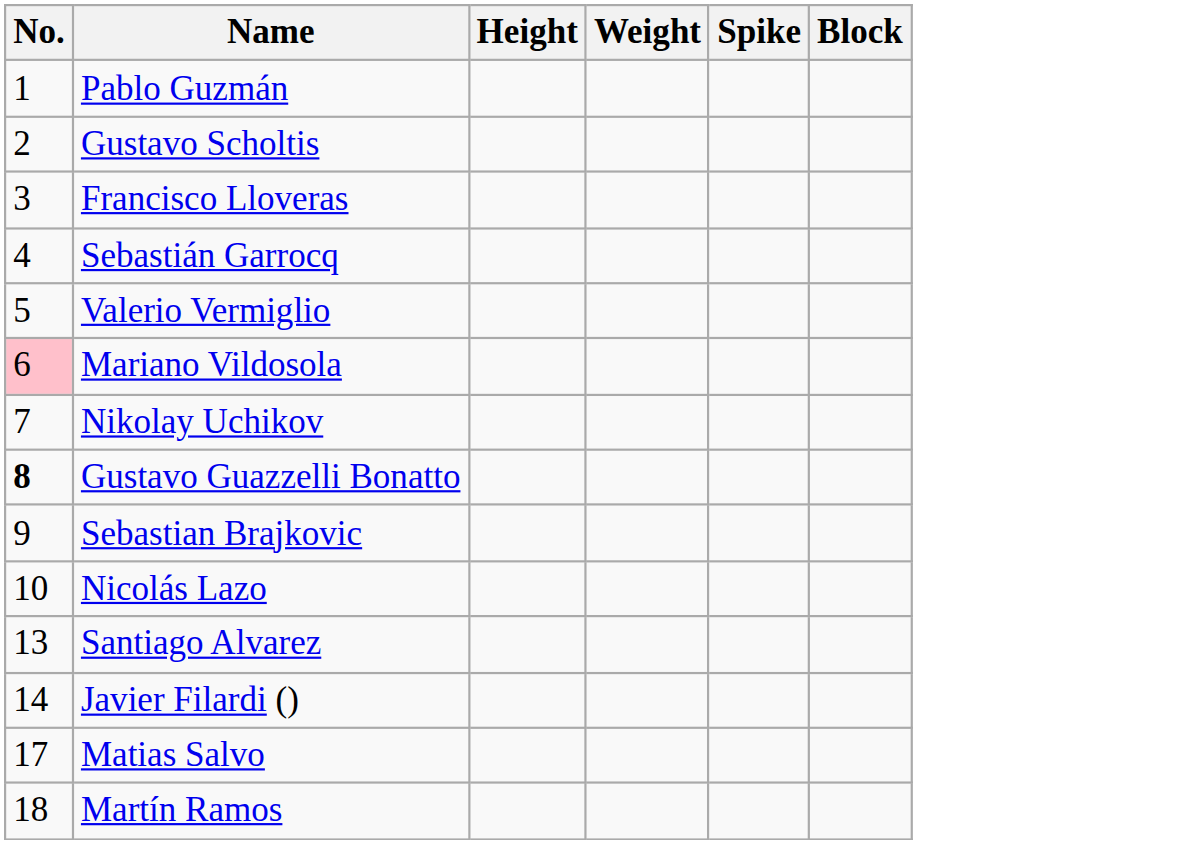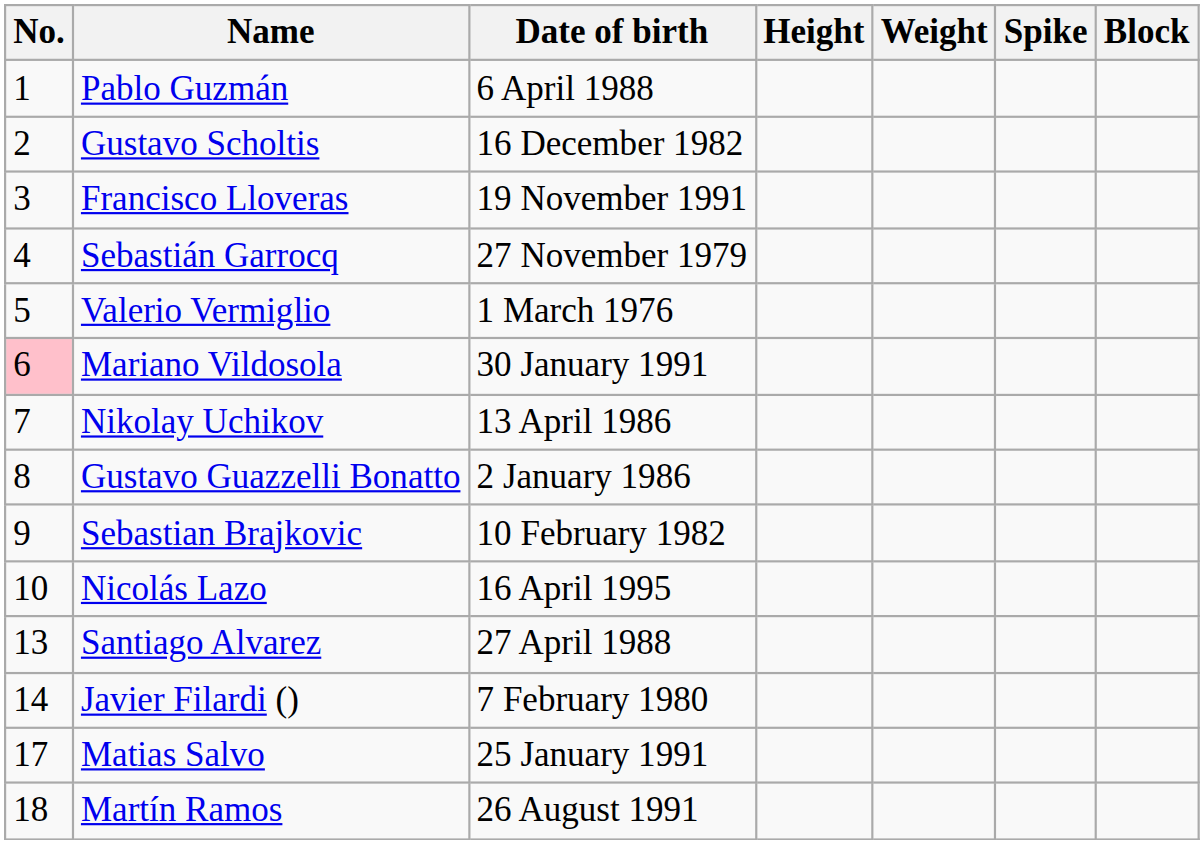+ column: (612, 32)
(22, 476) bold -> (22, 476) normal
